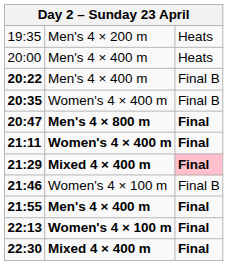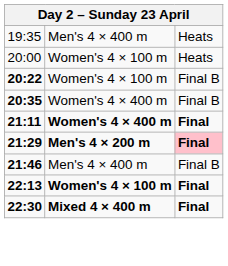(98, 36) Men's 4 × 200 m -> (98, 36) Men's 4 × 400 m
(98, 57) Men's 4 × 400 m -> (108, 57) Women's 4 × 100 m
(98, 79) Men's 4 × 400 m -> (108, 79) Women's 4 × 100 m
- row: (25, 121)
(99, 164) Mixed 4 × 400 m -> (99, 143) Men's 4 × 200 m
(108, 185) Women's 4 × 100 m -> (98, 164) Men's 4 × 400 m
- row: (25, 206)
